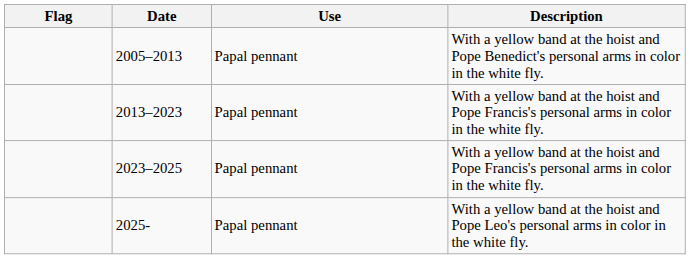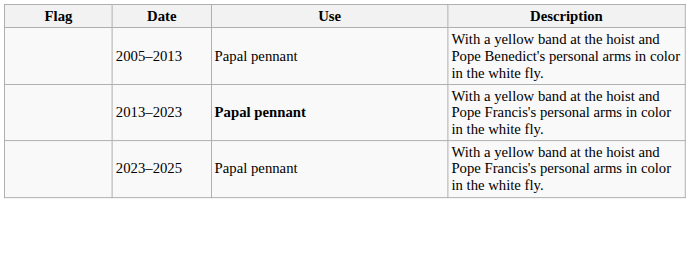(256, 112) normal -> (260, 112) bold
- row: (133, 225)
